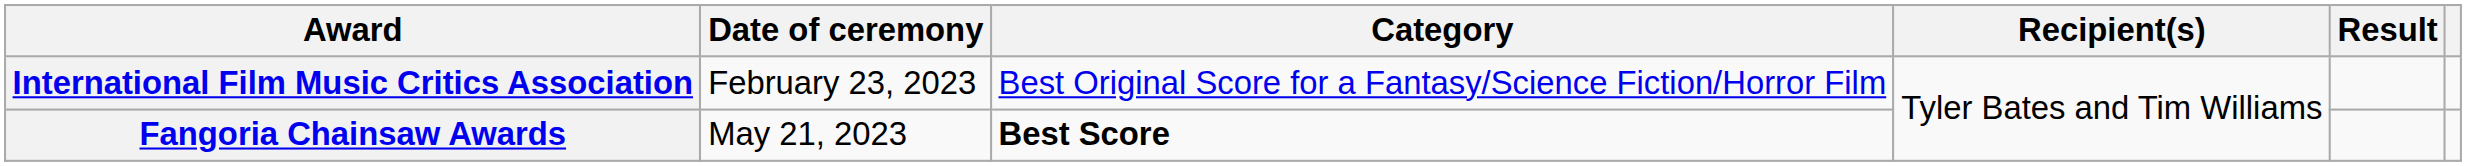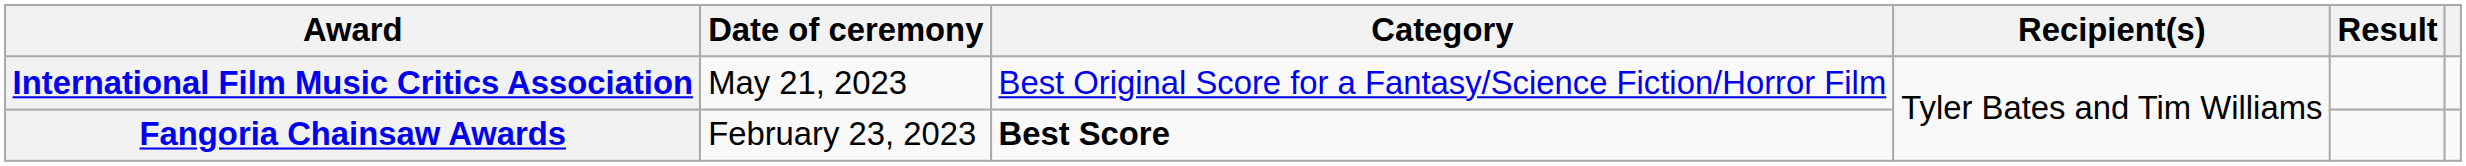(842, 82) February 23, 2023 -> (808, 82) May 21, 2023
(808, 134) May 21, 2023 -> (842, 134) February 23, 2023
